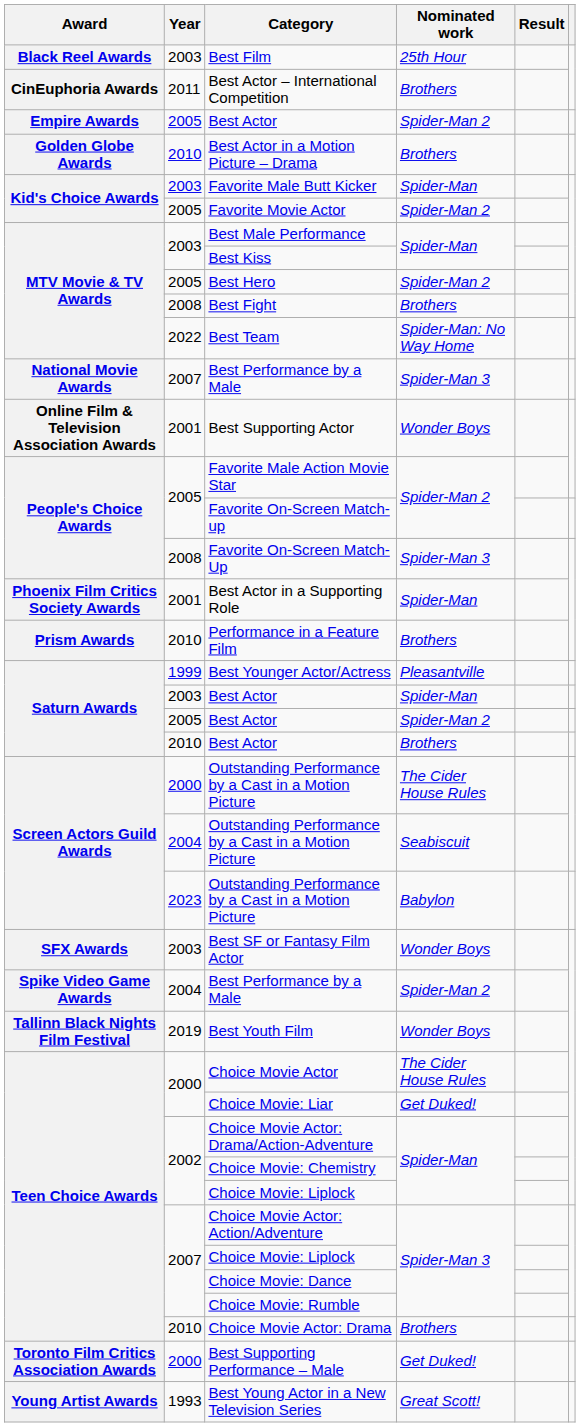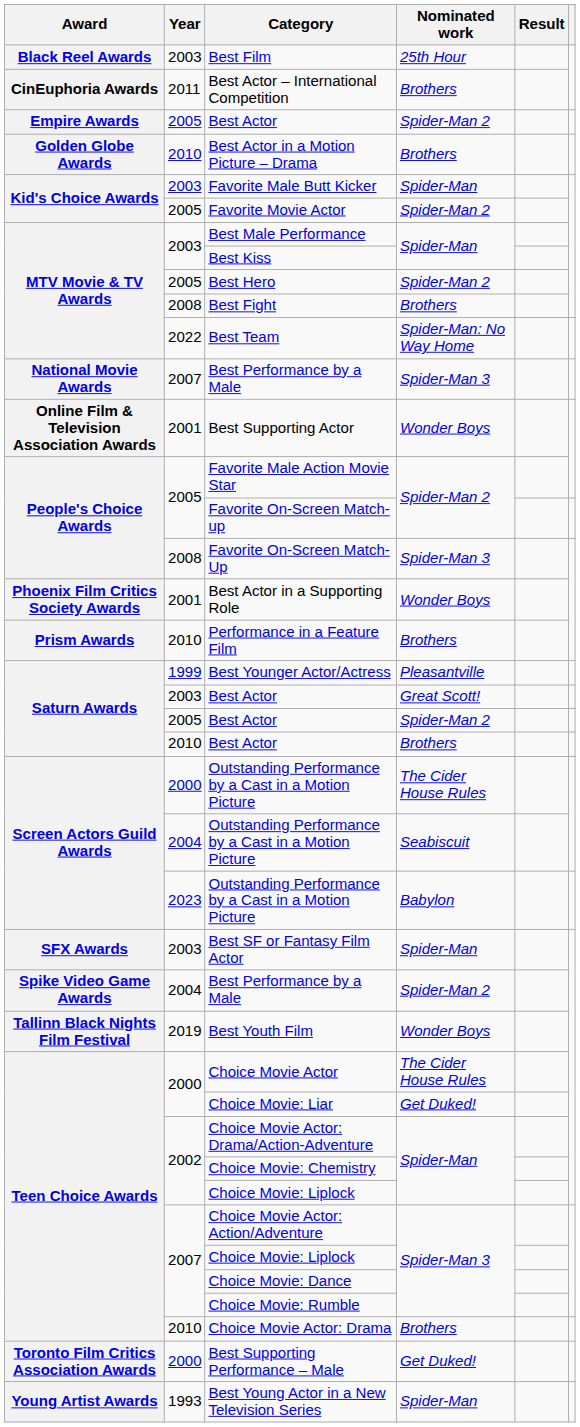(439, 599) Spider-Man -> (445, 599) Wonder Boys
(439, 696) Spider-Man -> (440, 696) Great Scott!
(445, 949) Wonder Boys -> (439, 949) Spider-Man
(440, 1401) Great Scott! -> (439, 1401) Spider-Man
